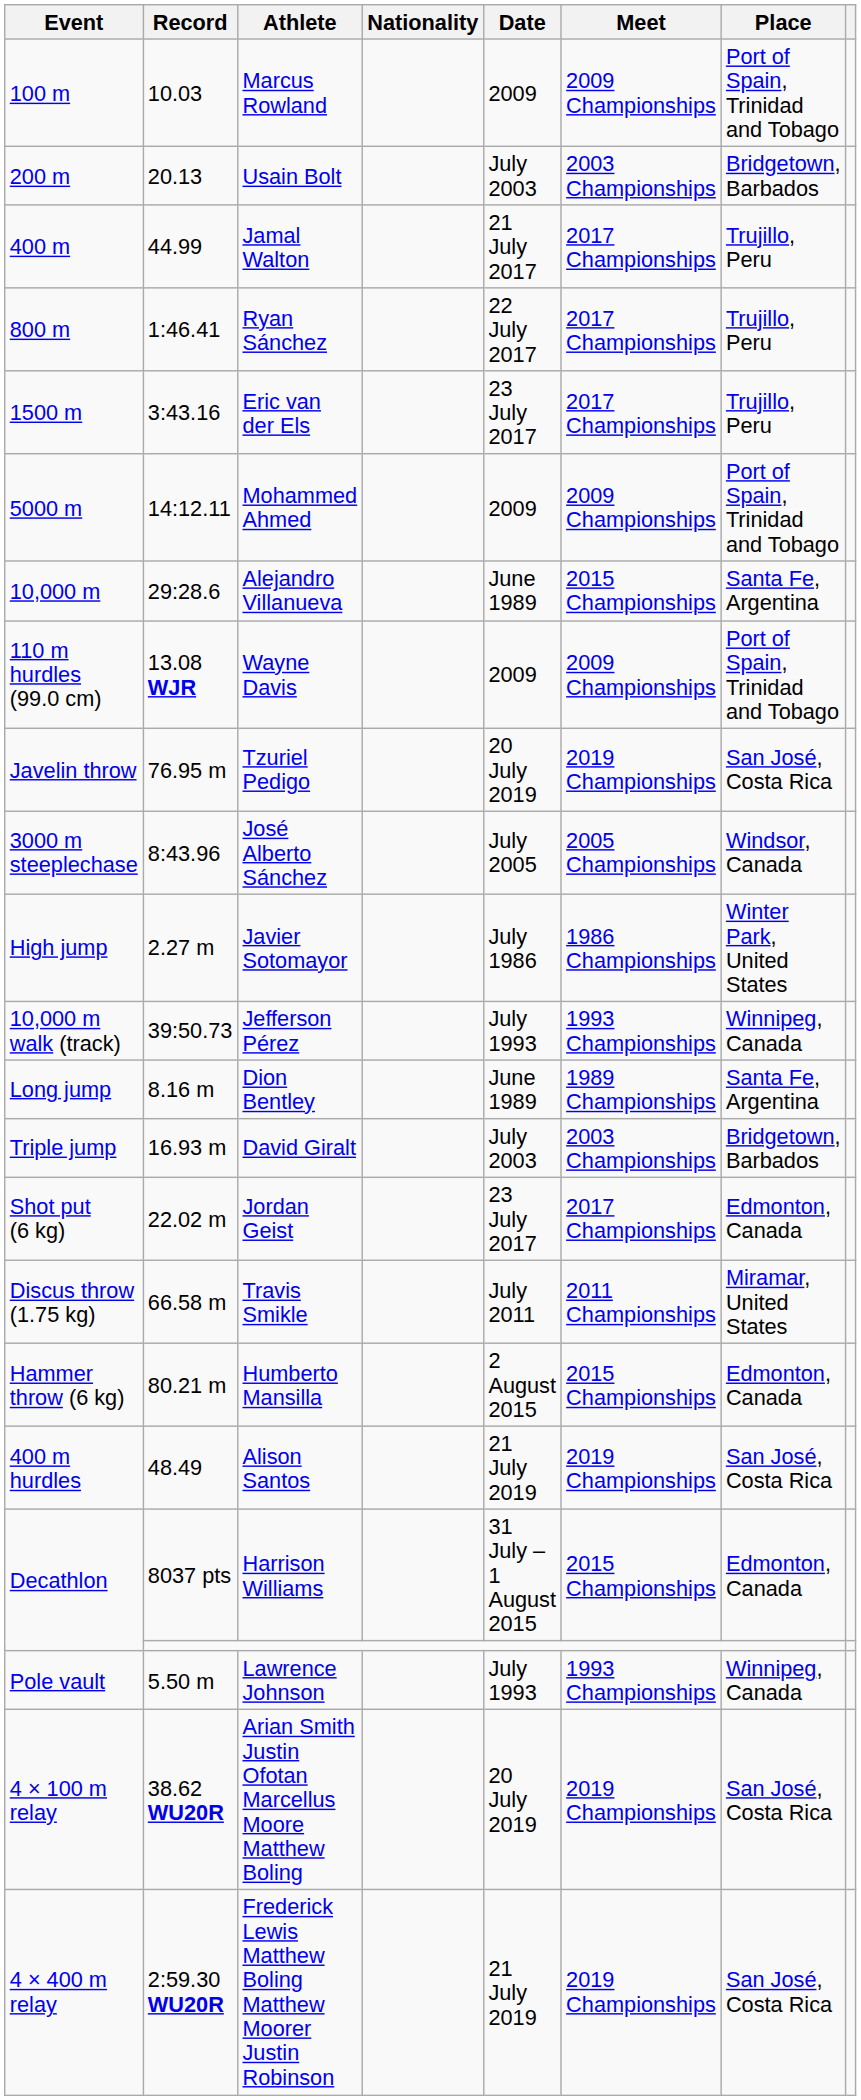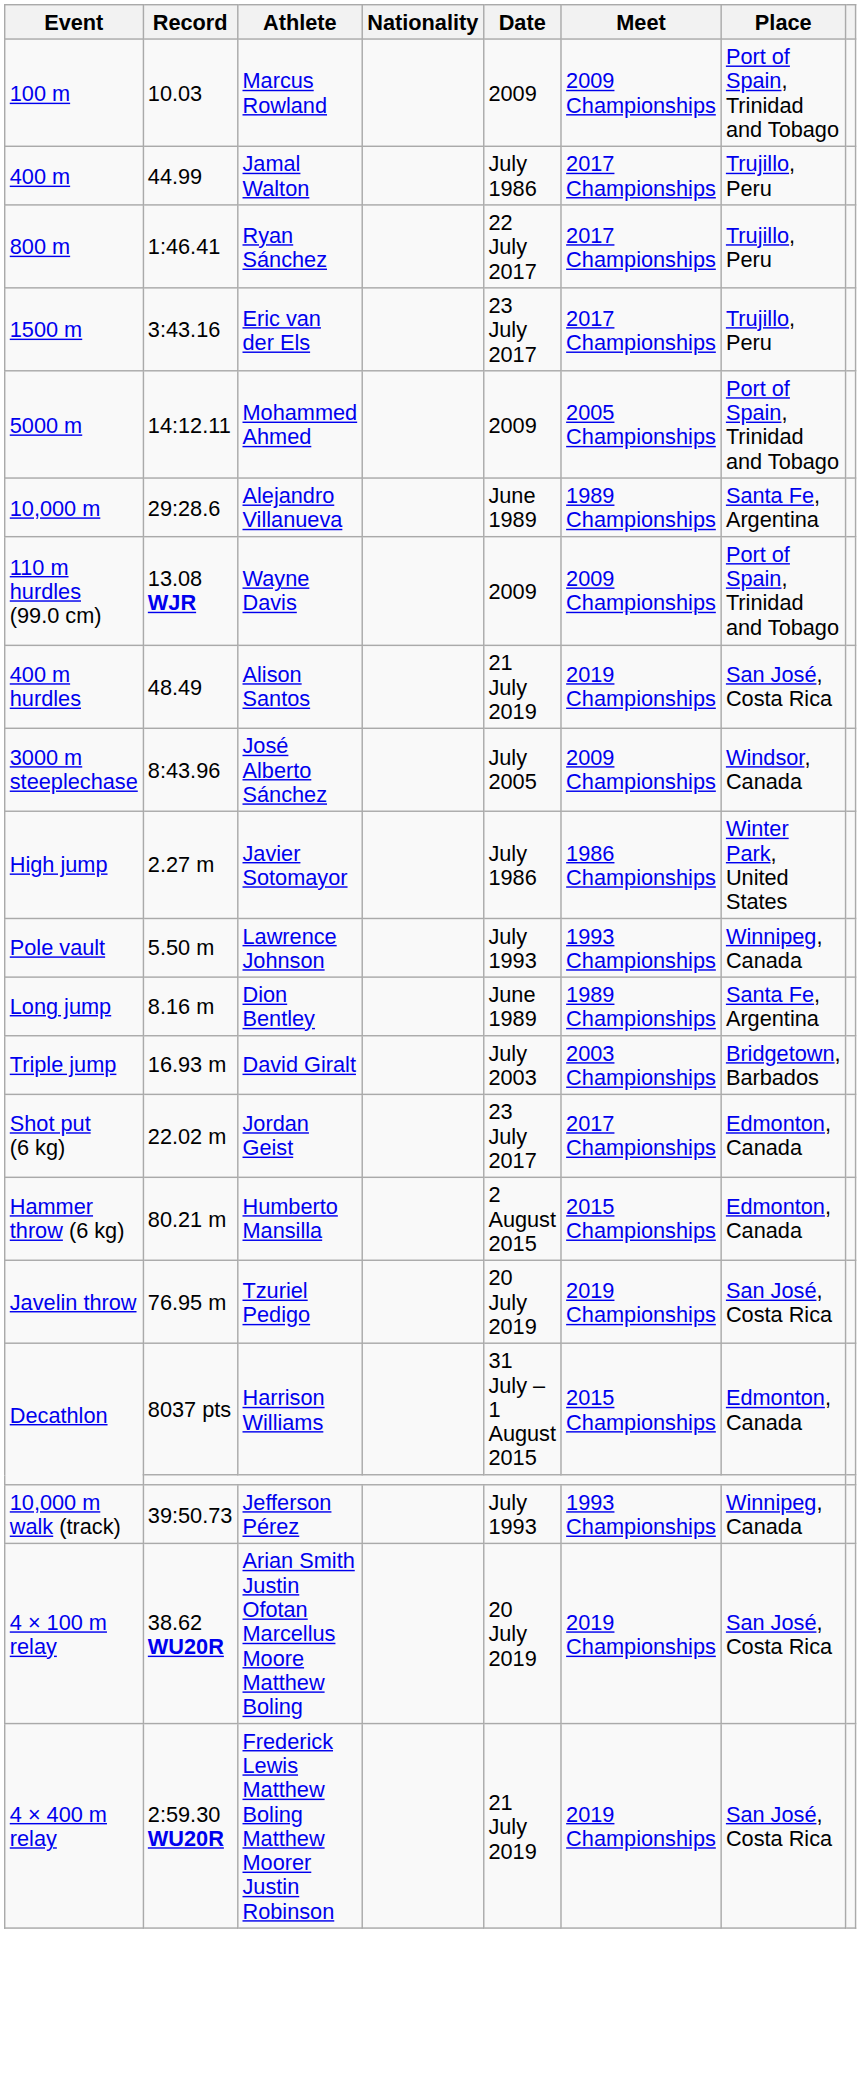- row: (292, 176)
(513, 247) 21 July 2017 -> (513, 176) July 1986
(641, 508) 2009 Championships -> (641, 425) 2005 Championships
(641, 591) 2015 Championships -> (641, 508) 1989 Championships
rows swapped: (276, 1468) <-> (276, 769)
(641, 852) 2005 Championships -> (641, 769) 2009 Championships
rows swapped: (290, 1681) <-> (287, 1031)
- row: (275, 1302)
